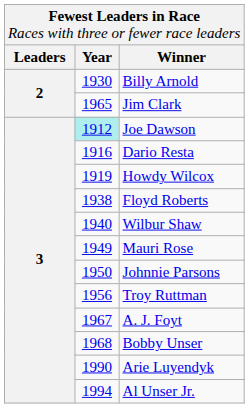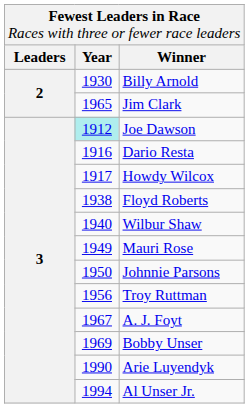(97, 176) 1919 -> (97, 176) 1917
(97, 343) 1968 -> (97, 343) 1969
